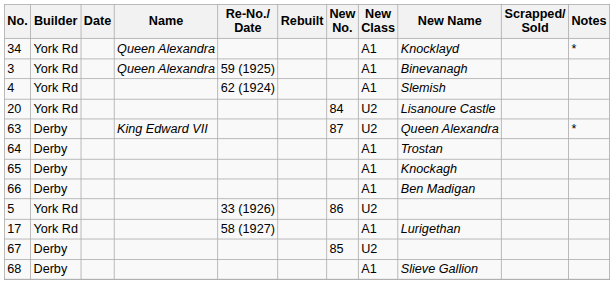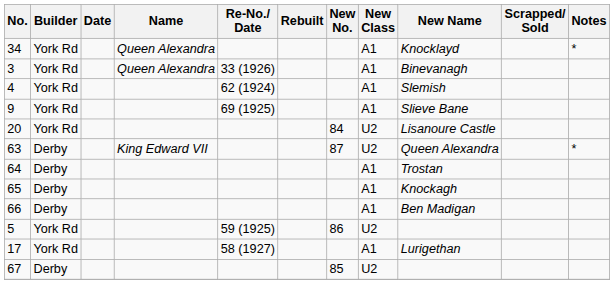(248, 68) 59 (1925) -> (248, 68) 33 (1926)
+ row: (11, 108)
(248, 209) 33 (1926) -> (248, 229) 59 (1925)
- row: (14, 269)
